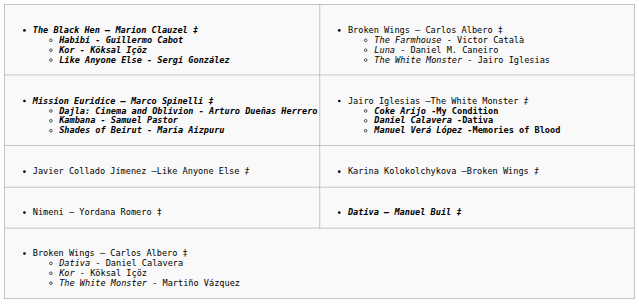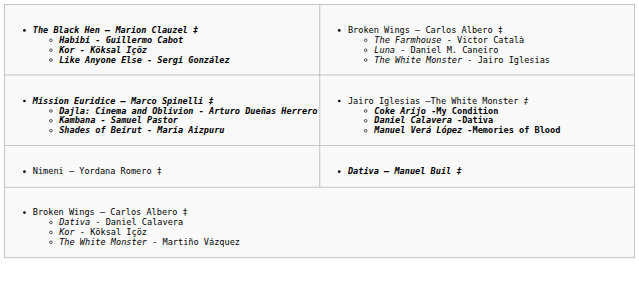- row: (162, 171)
